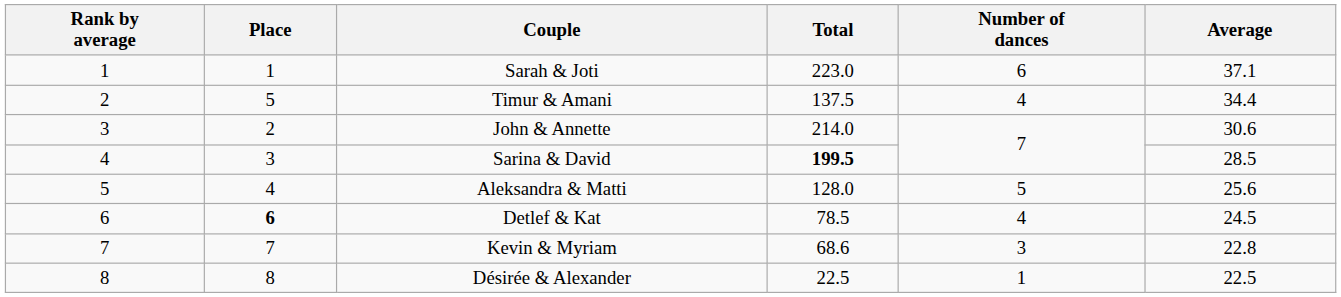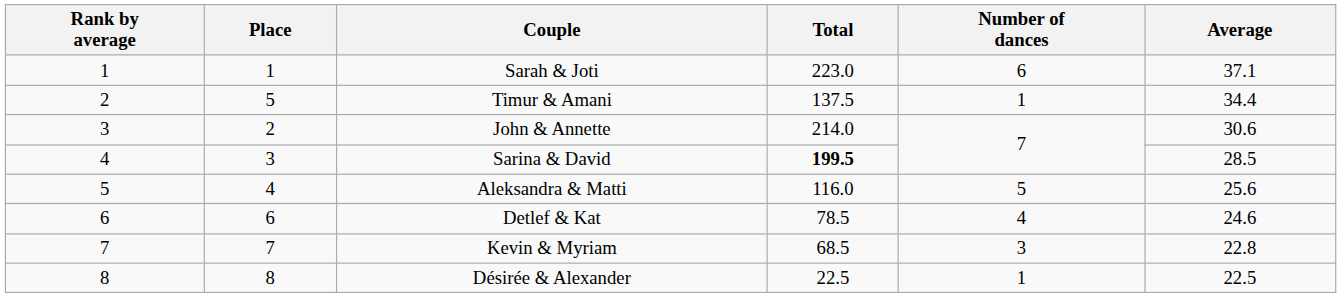(1021, 99) 4 -> (1021, 99) 1
(833, 188) 128.0 -> (833, 188) 116.0
(270, 218) bold -> (270, 218) normal
(1240, 218) 24.5 -> (1240, 218) 24.6
(833, 248) 68.6 -> (833, 248) 68.5
